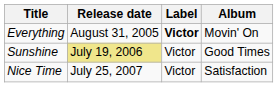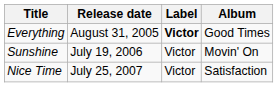(231, 33) Movin' On -> (237, 33) Good Times
(106, 52) khaki background -> (106, 52) no background
(237, 52) Good Times -> (231, 52) Movin' On
